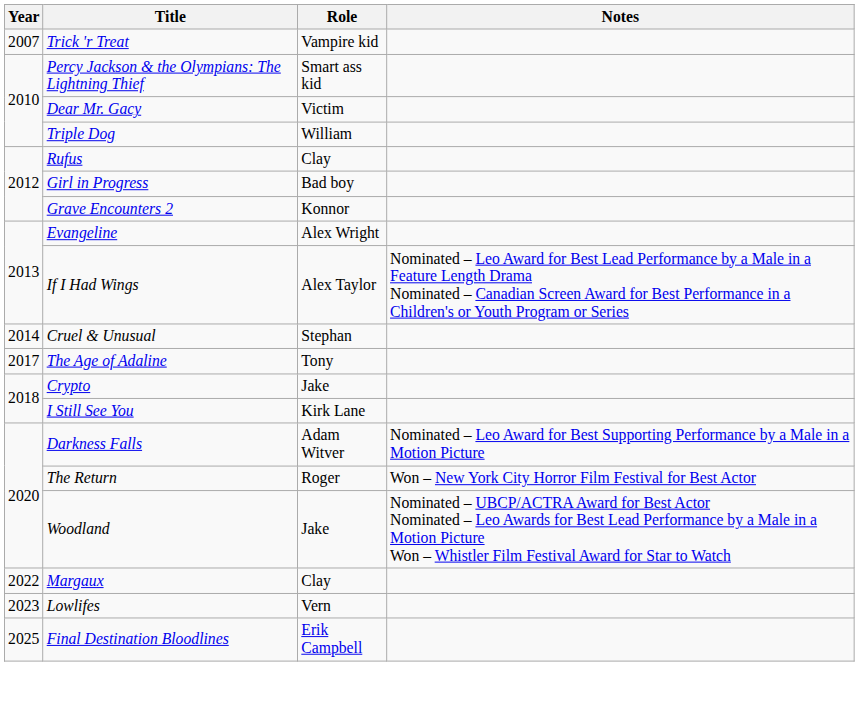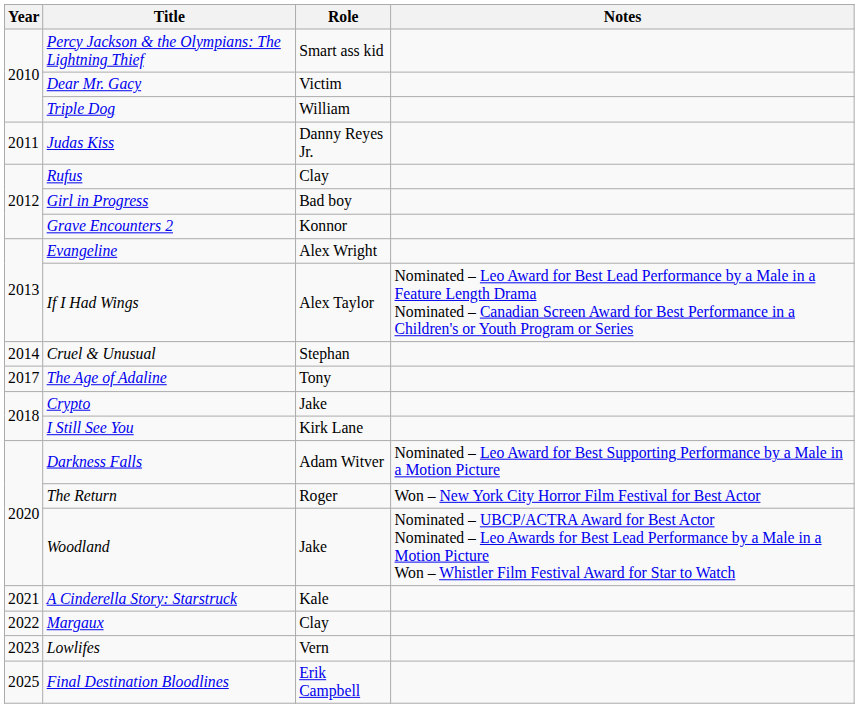- row: (88, 41)
+ row: (80, 142)
+ row: (142, 598)
